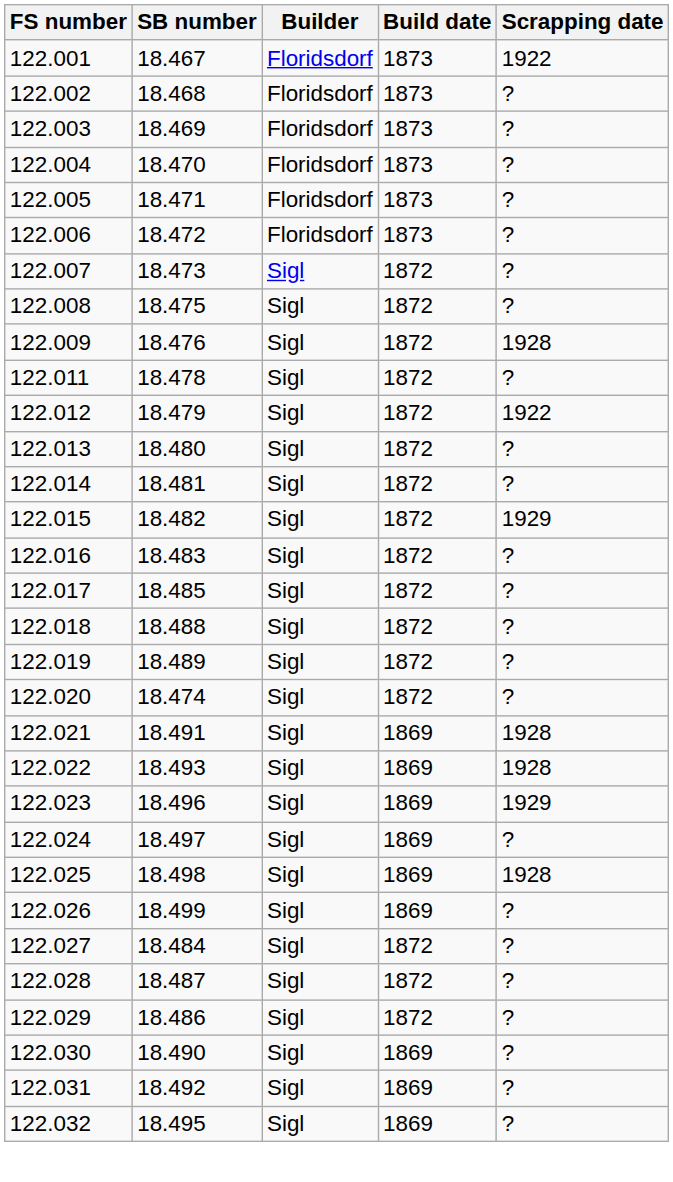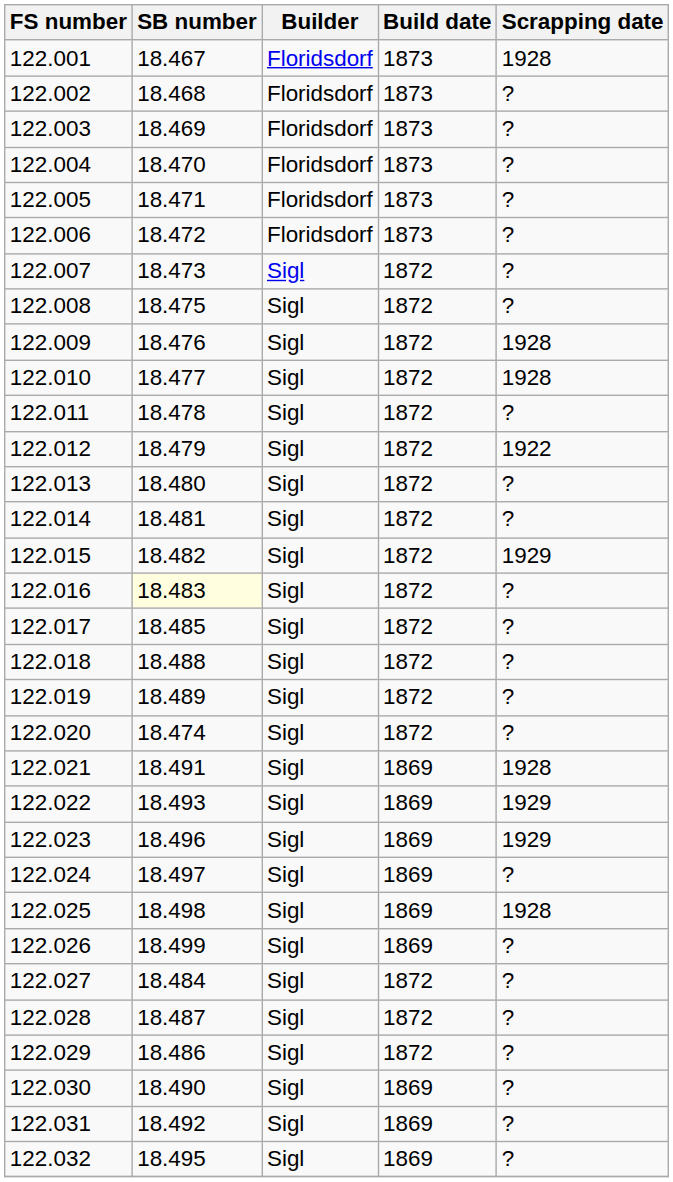(527, 57) 1922 -> (527, 57) 1928
+ row: (50, 377)
(171, 555) no background -> (171, 590) lightyellow background
(527, 768) 1928 -> (527, 803) 1929
